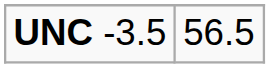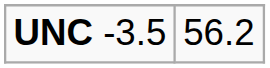(219, 33) 56.5 -> (219, 33) 56.2
